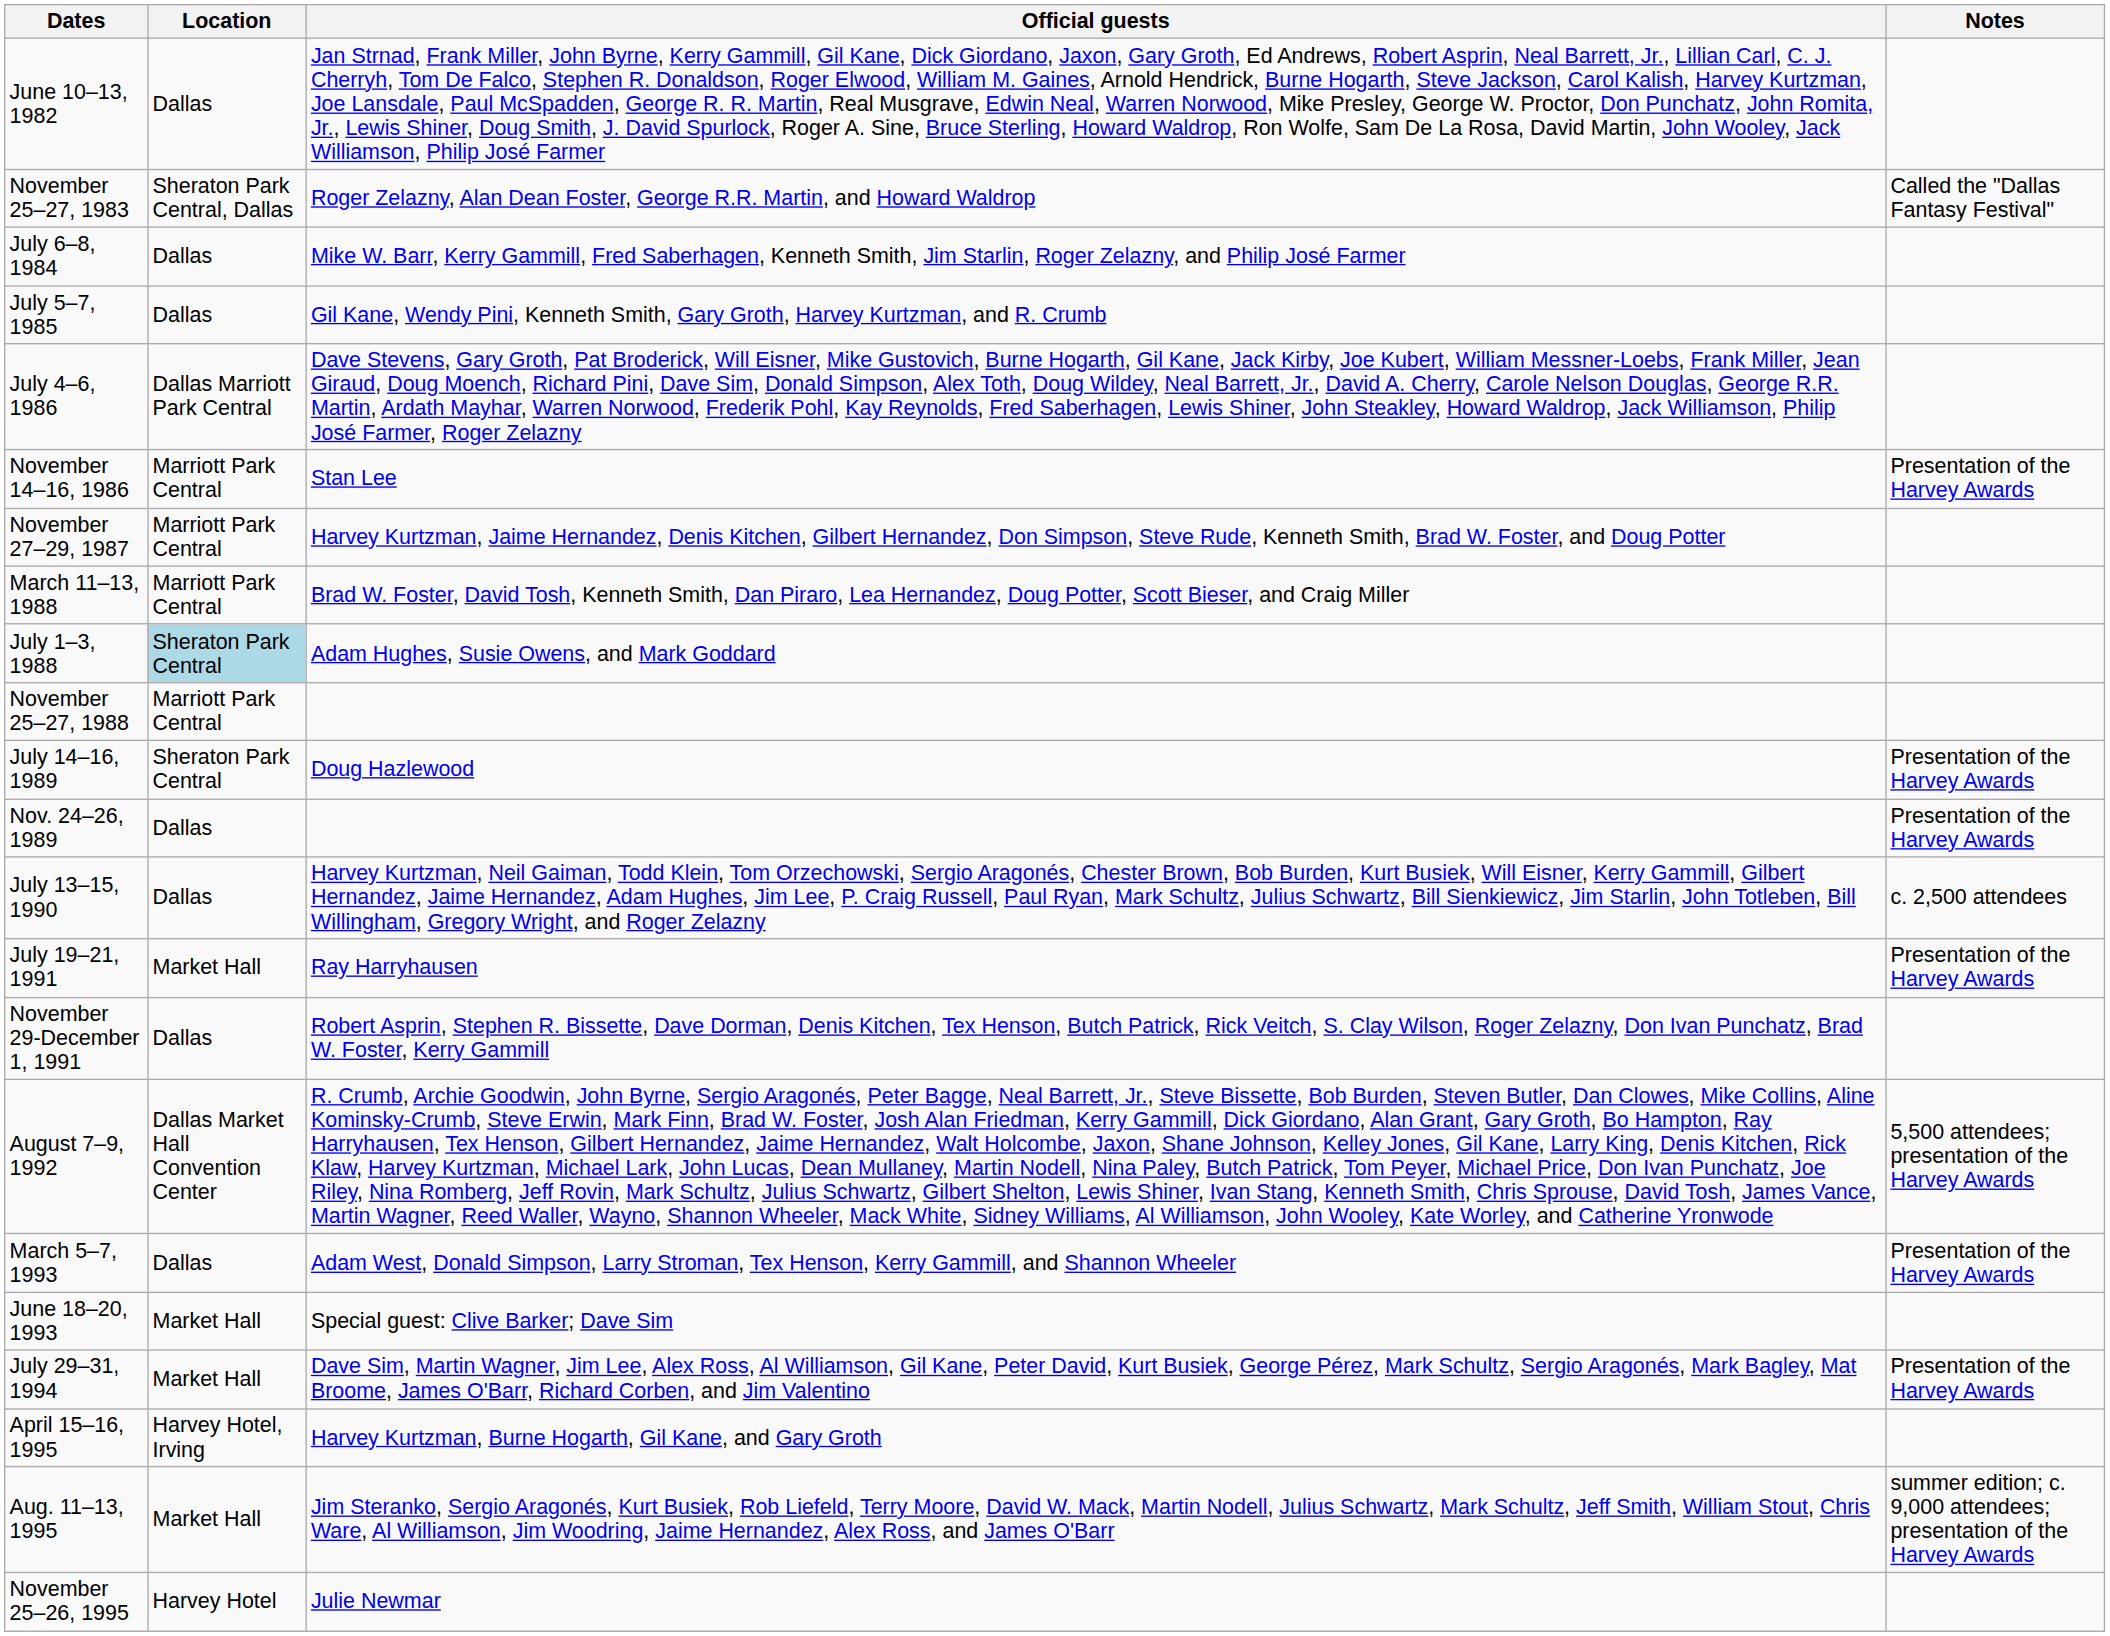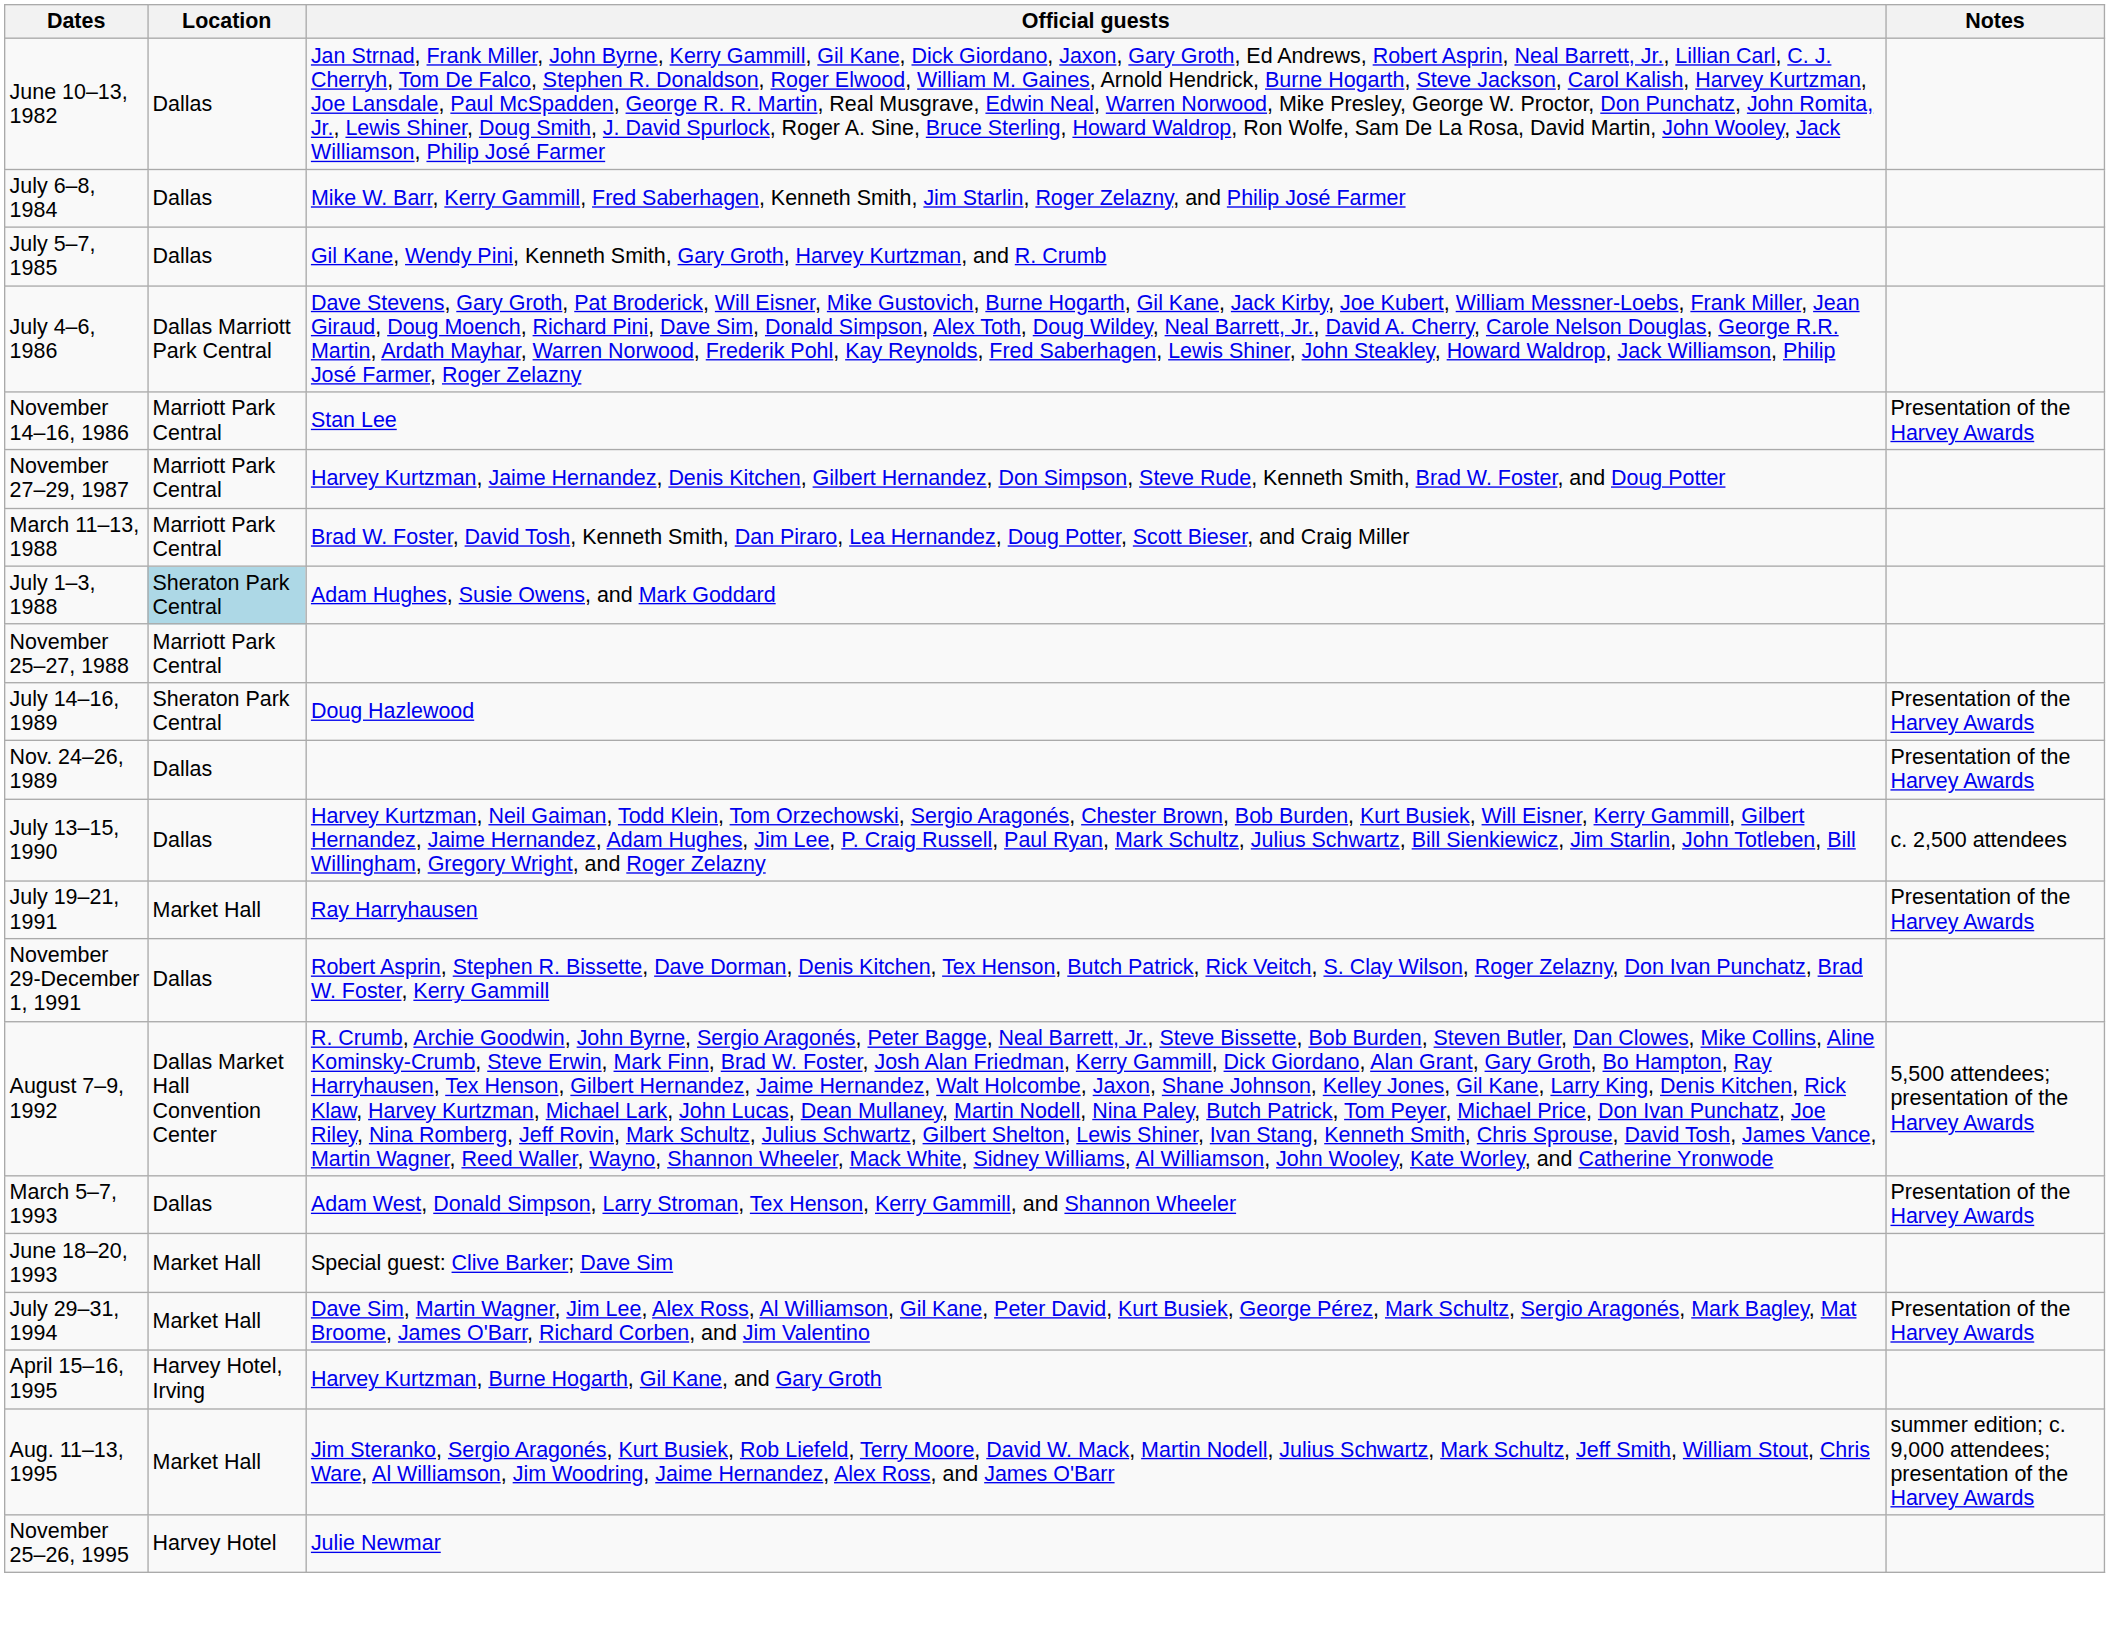- row: (69, 198)
